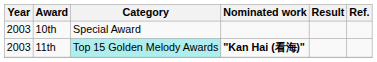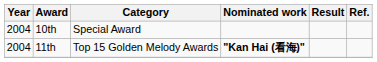(19, 30) 2003 -> (19, 30) 2004
(19, 48) 2003 -> (19, 48) 2004
(146, 48) paleturquoise background -> (146, 48) no background
